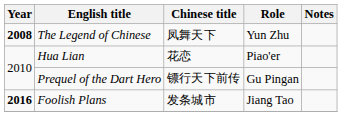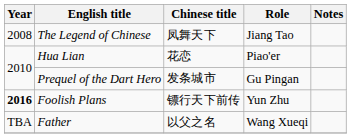(20, 34) bold -> (20, 34) normal
(268, 34) Yun Zhu -> (270, 34) Jiang Tao
(204, 78) 镖行天下前传 -> (191, 78) 发条城市
(191, 100) 发条城市 -> (204, 100) 镖行天下前传
(270, 100) Jiang Tao -> (268, 100) Yun Zhu
+ row: (54, 122)
